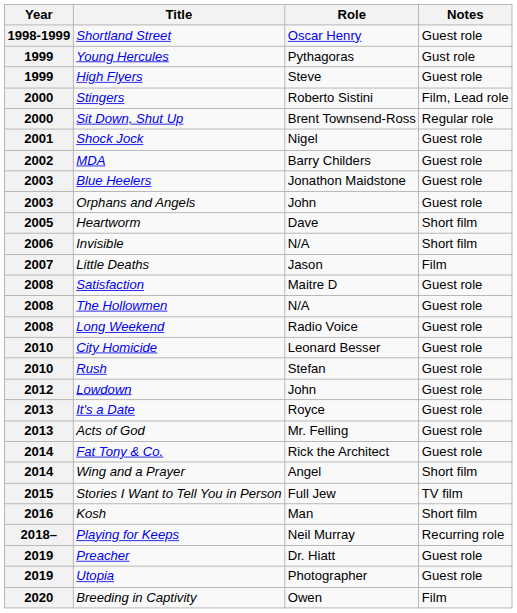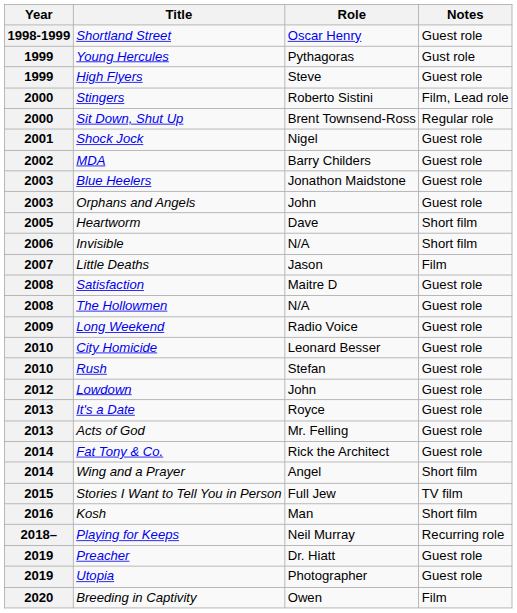(39, 327) 2008 -> (39, 327) 2009
